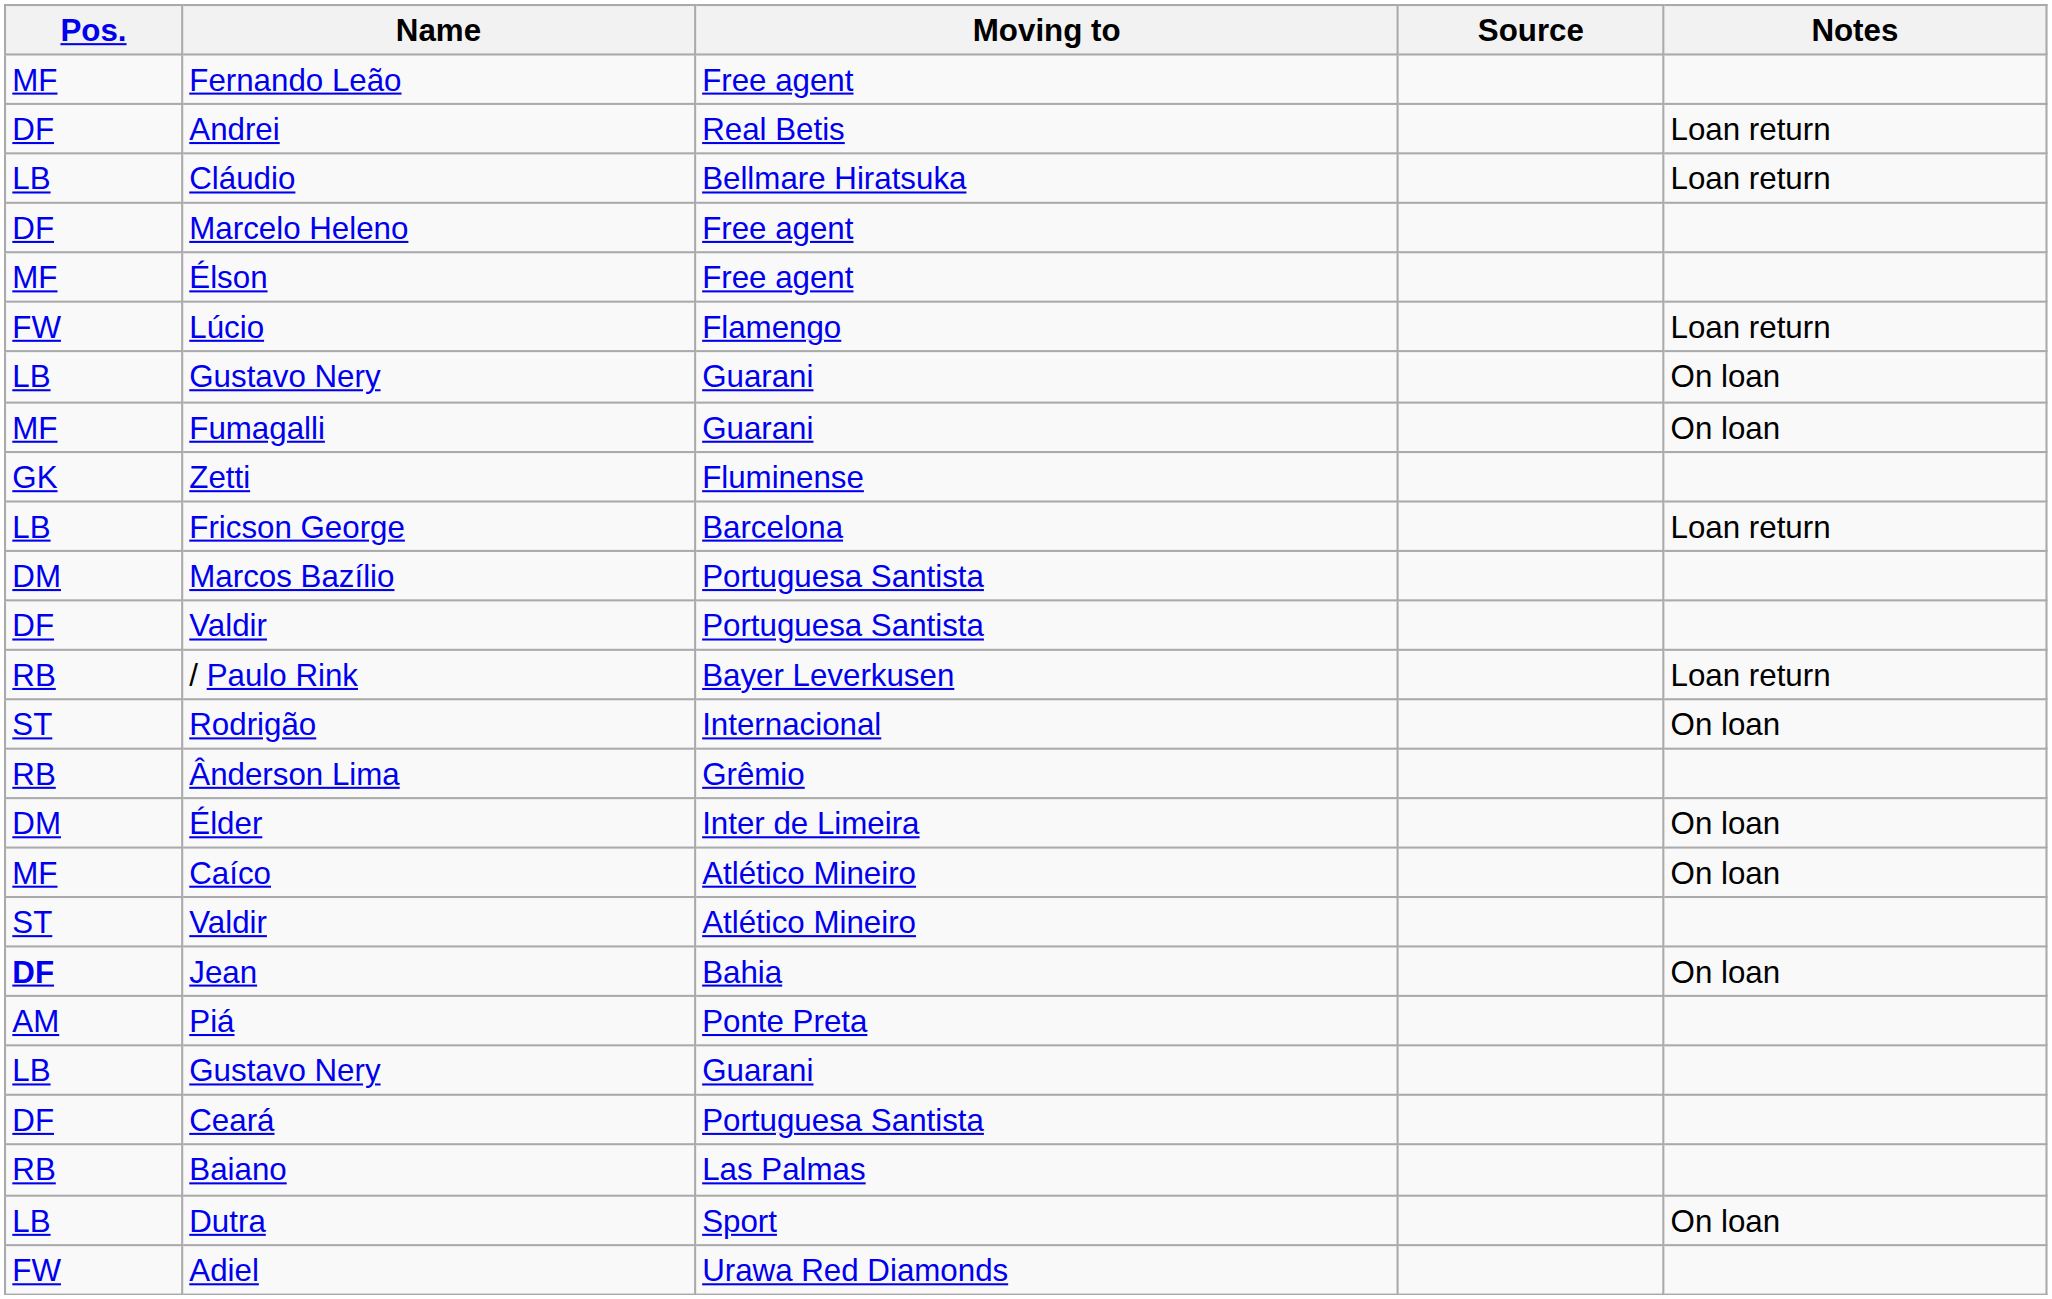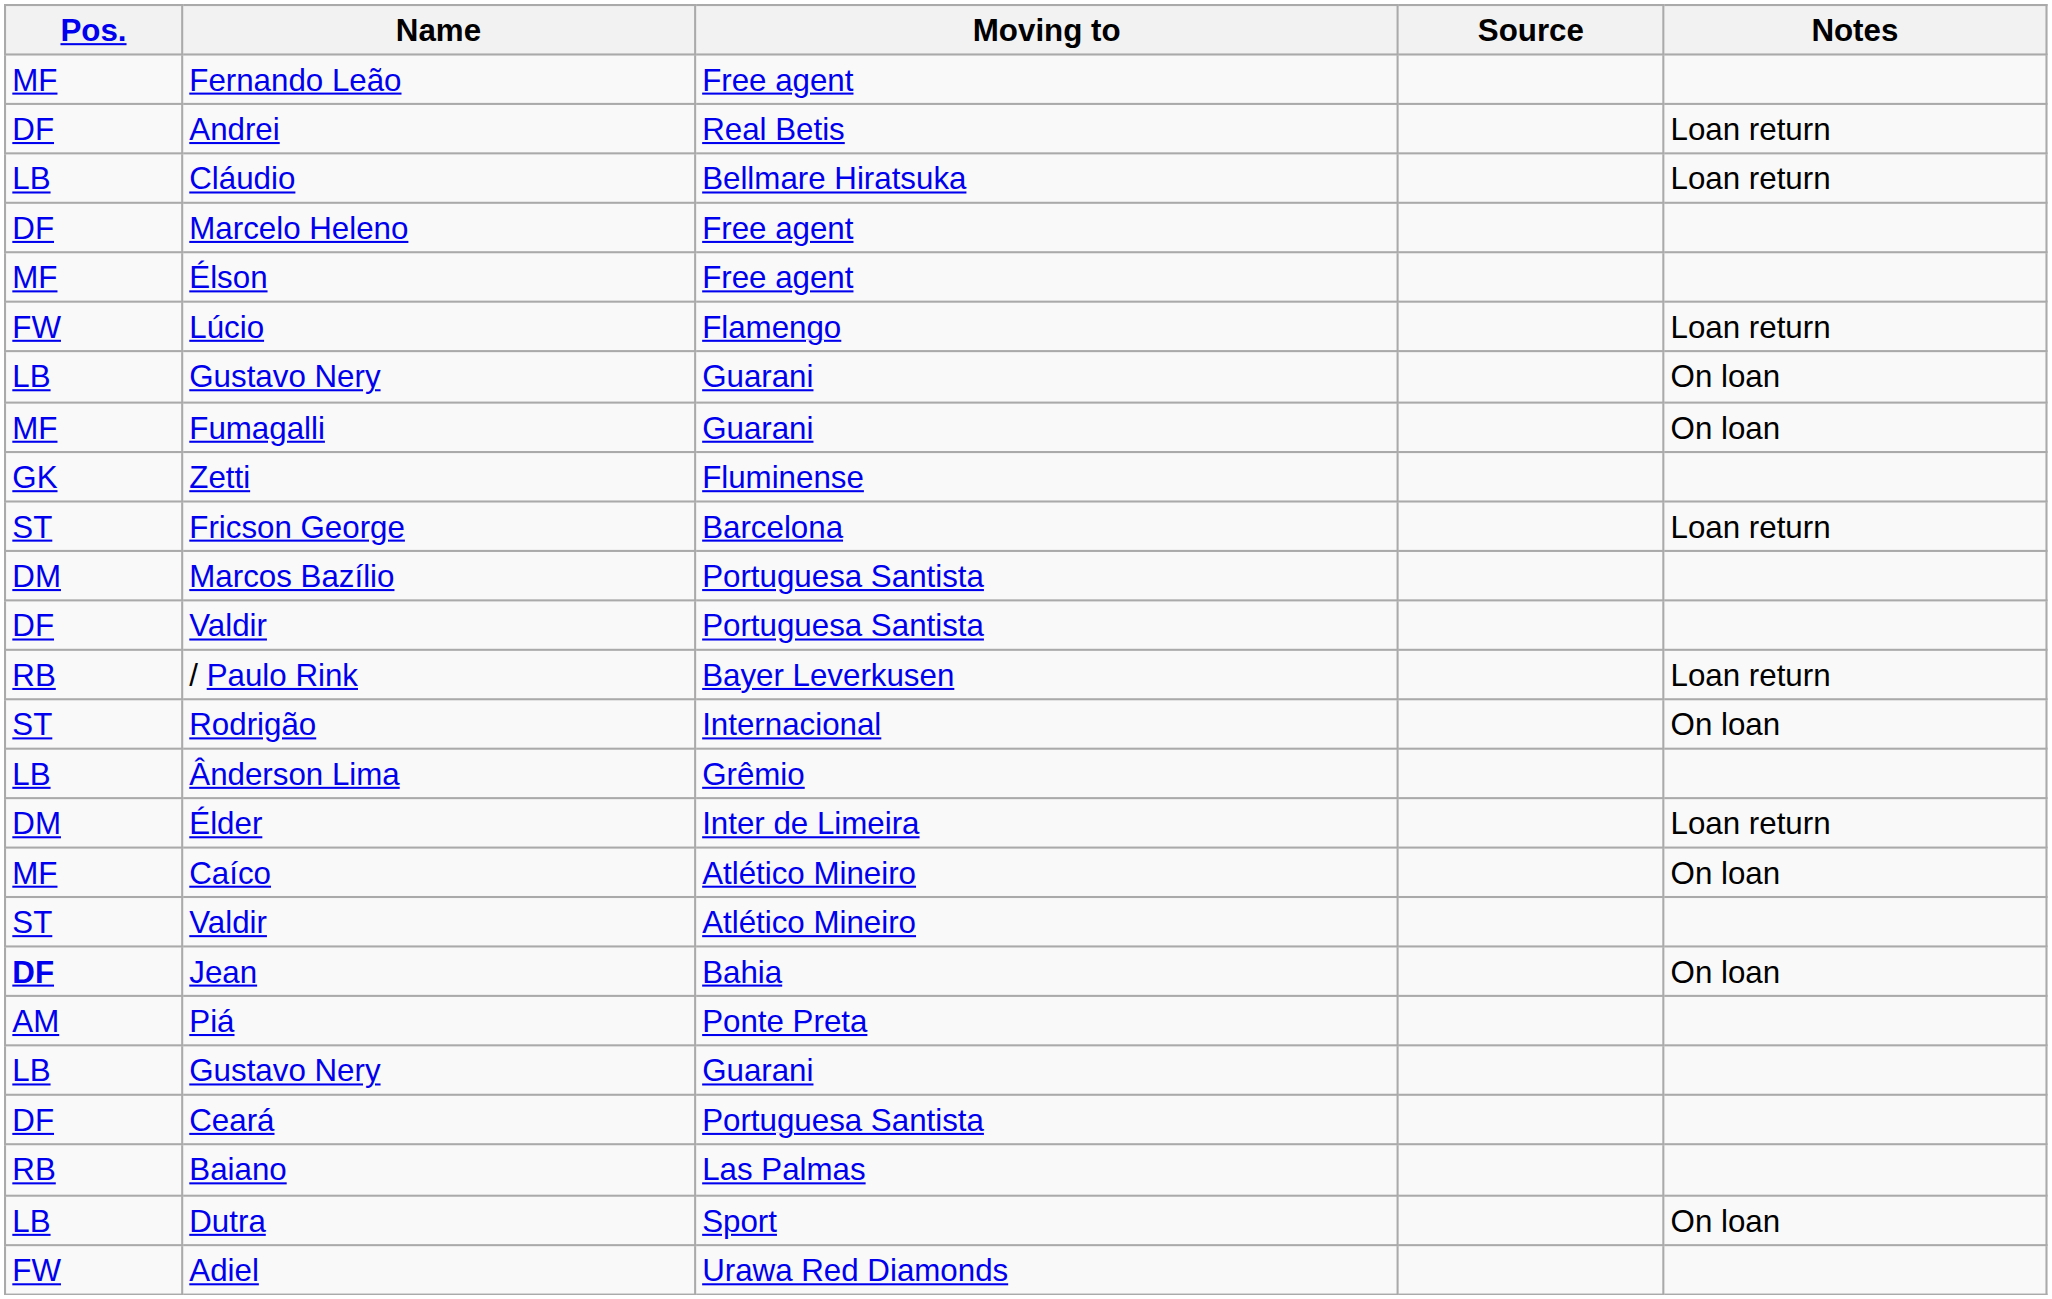(31, 526) LB -> (32, 526) ST
(34, 774) RB -> (31, 774) LB
(1725, 823) On loan -> (1751, 823) Loan return
